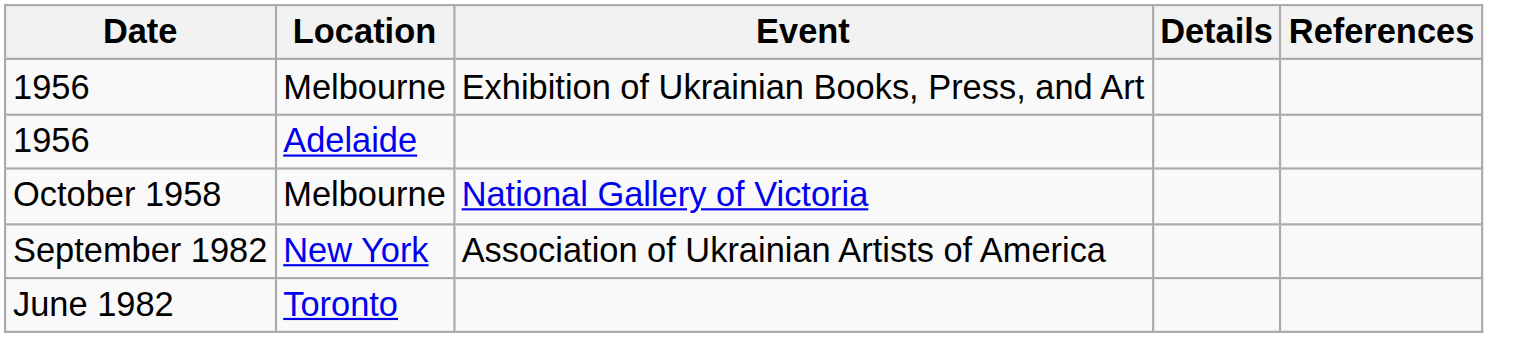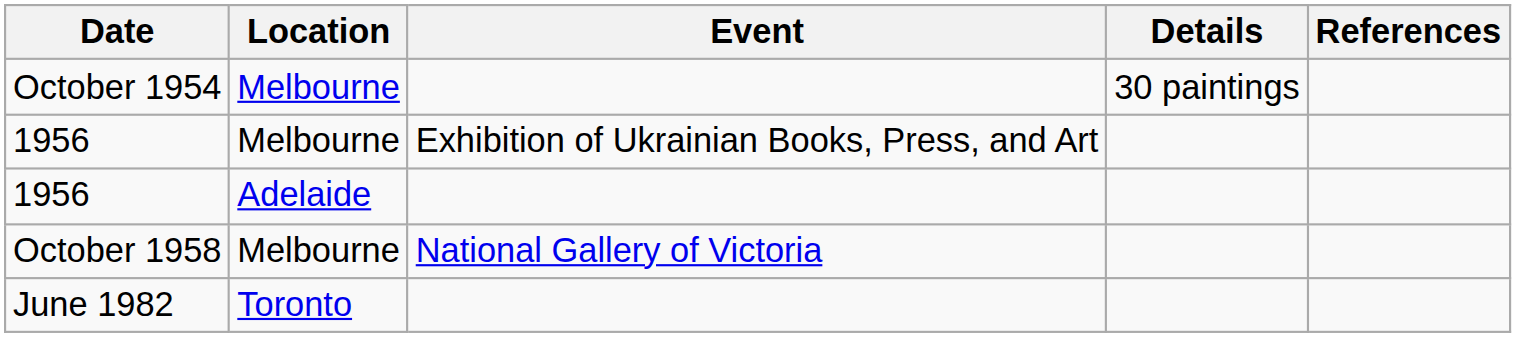+ row: (117, 86)
- row: (140, 250)
